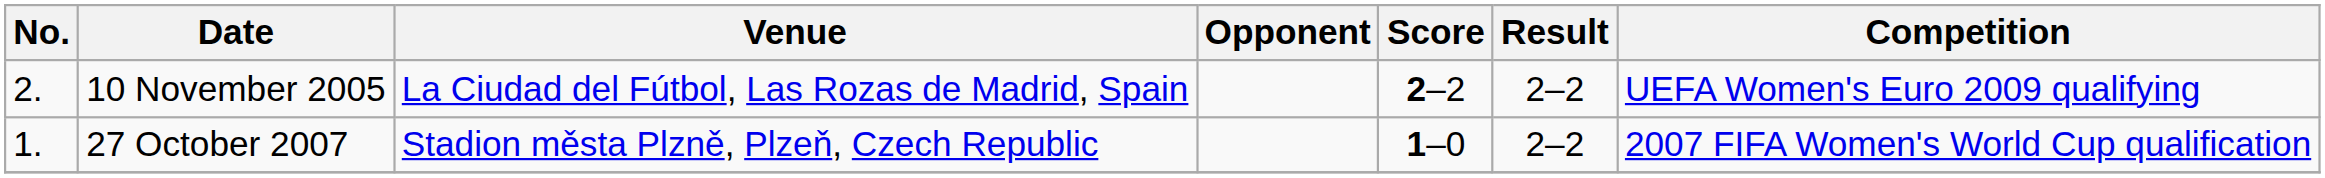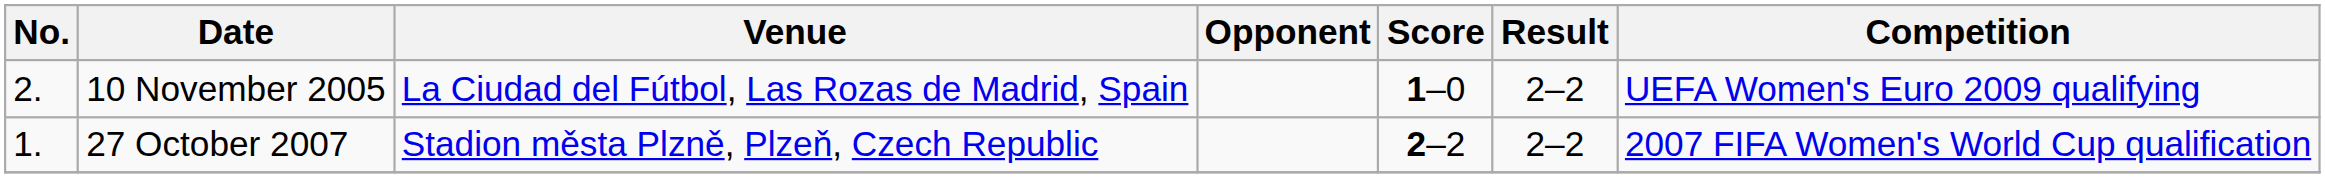(1436, 88) 2–2 -> (1436, 88) 1–0
(1436, 144) 1–0 -> (1436, 144) 2–2
